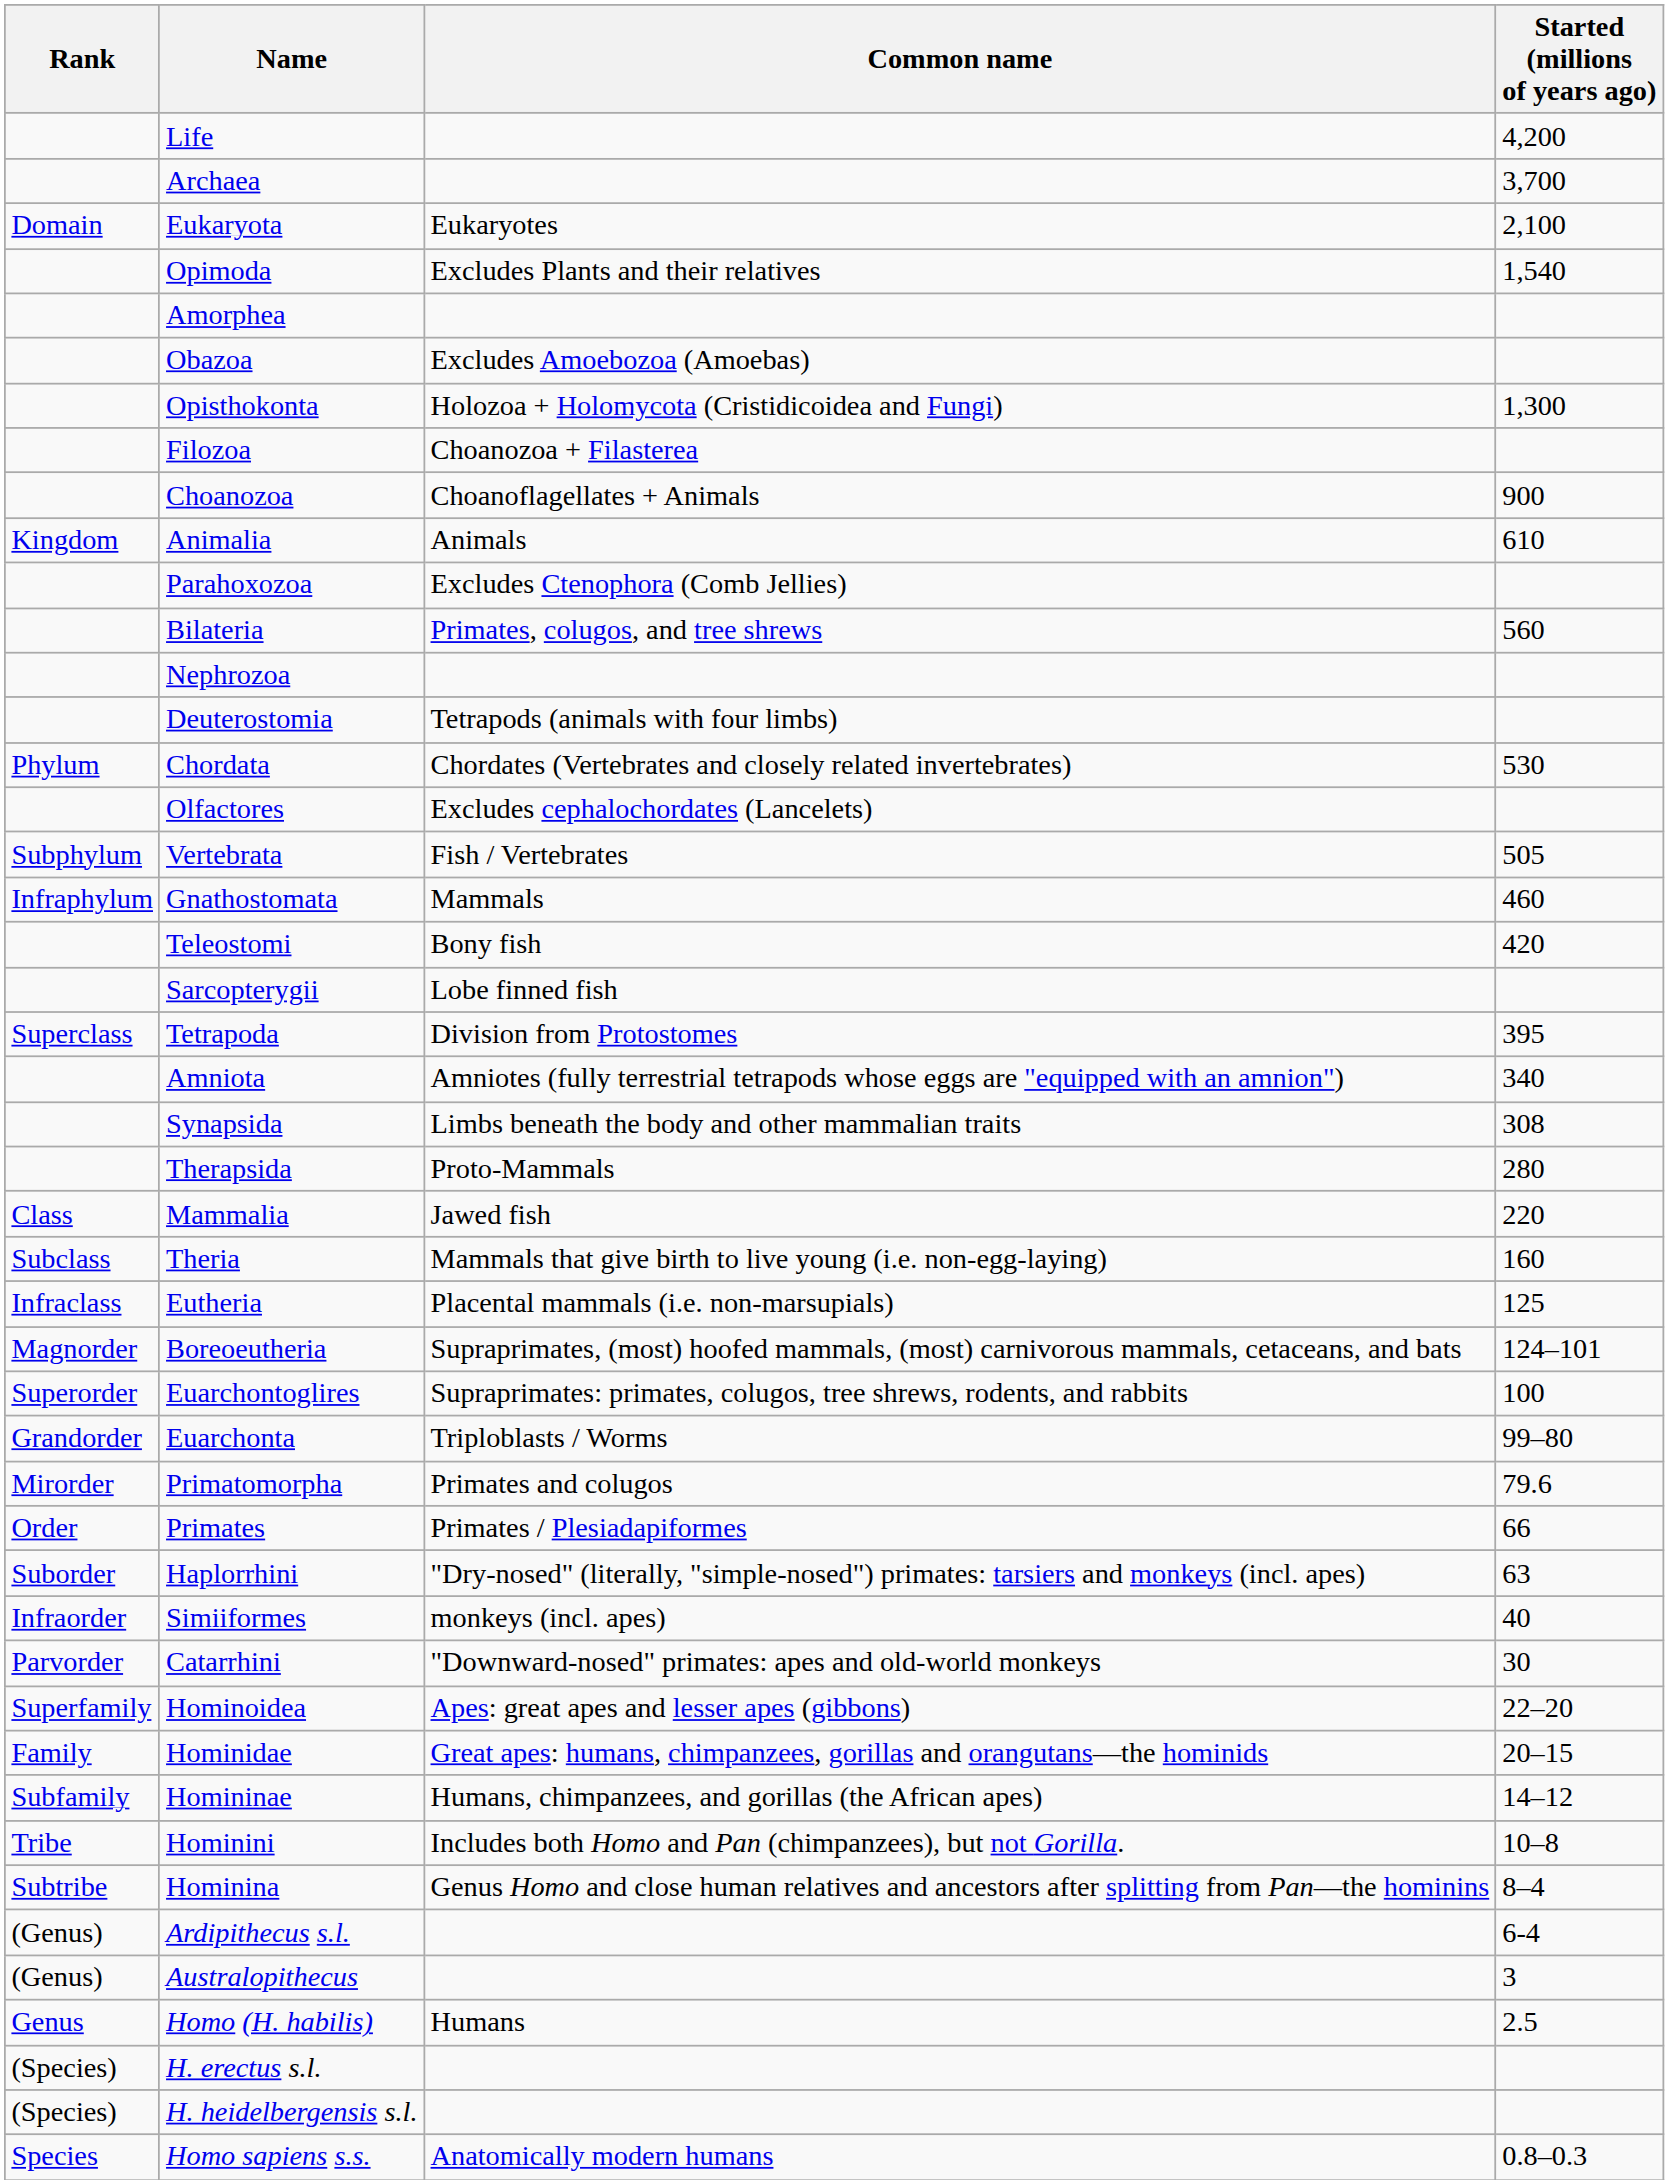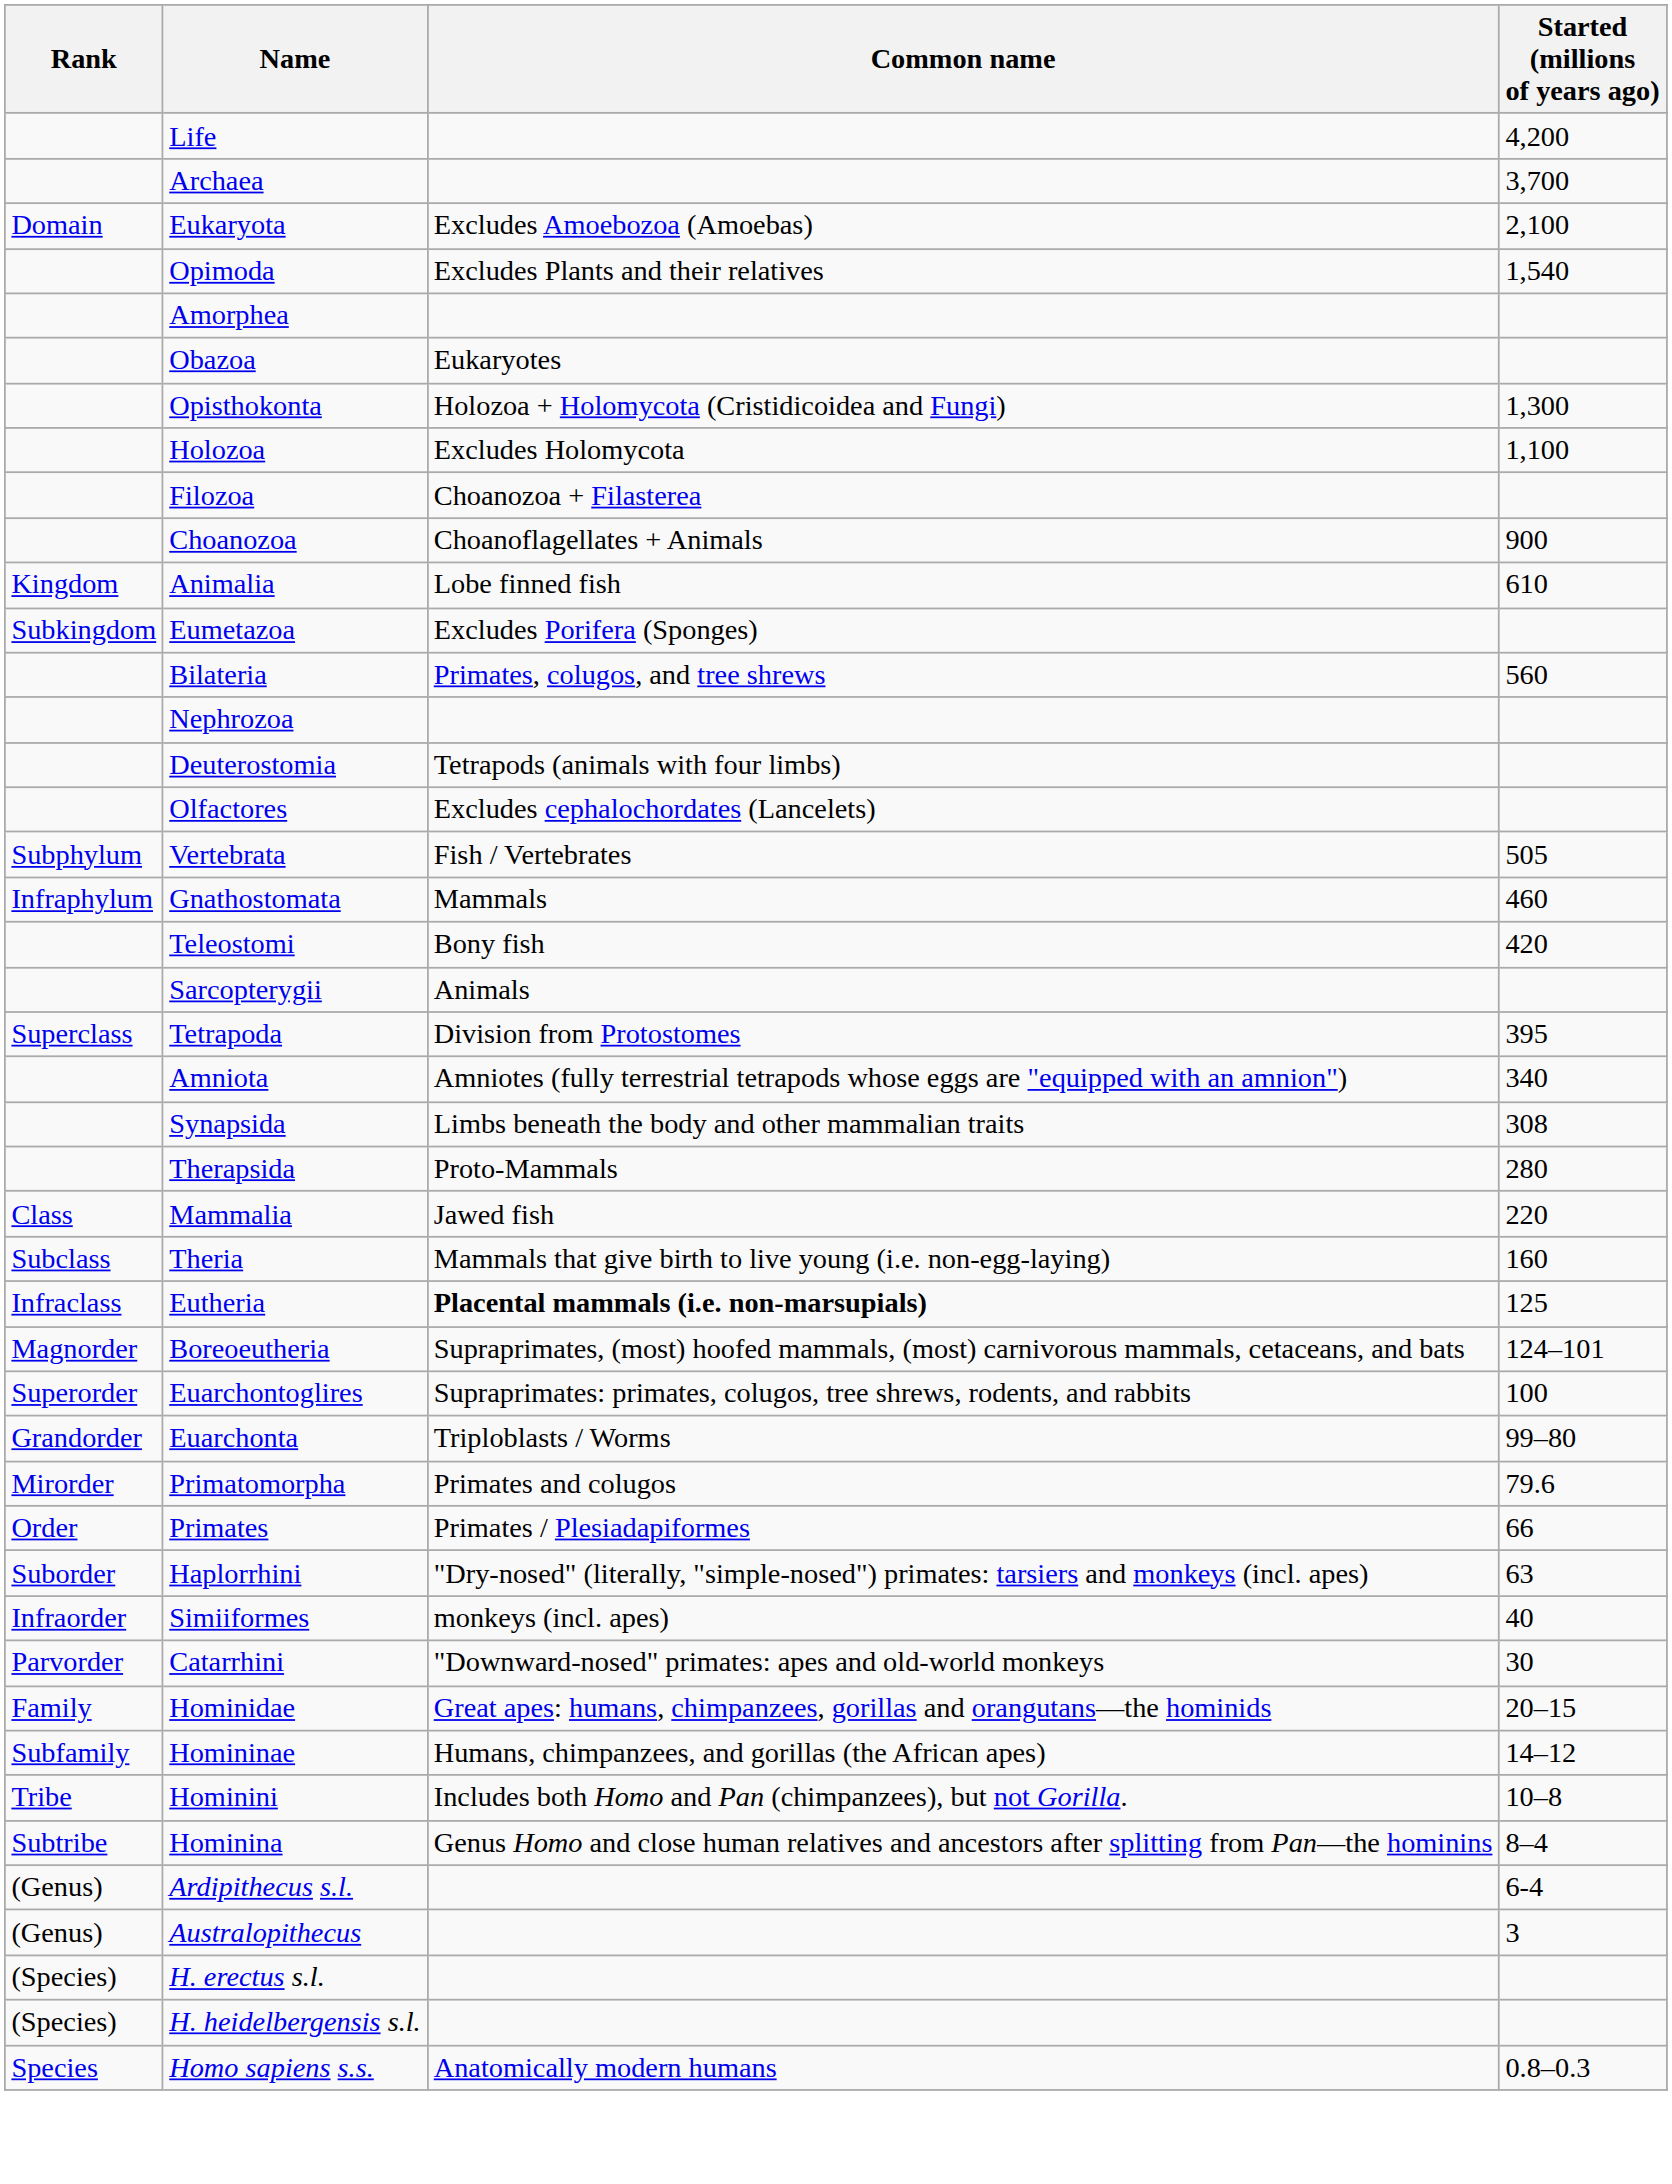(494, 225) Eukaryotes -> (623, 225) Excludes Amoebozoa (Amoebas)
(620, 360) Excludes Amoebozoa (Amoebas) -> (497, 360) Eukaryotes
+ row: (217, 449)
(479, 539) Animals -> (527, 584) Lobe finned fish
+ row: (232, 629)
- row: (239, 584)
- row: (218, 764)
(524, 988) Lobe finned fish -> (482, 988) Animals
(662, 1303) normal -> (680, 1303) bold
- row: (236, 1707)
- row: (269, 2021)
